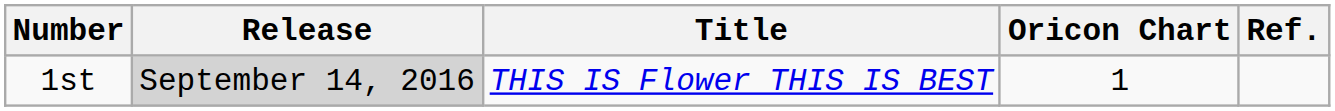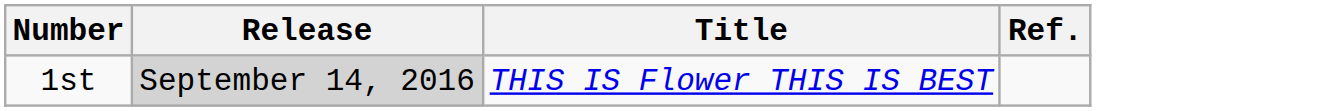- column: (1120, 31)
